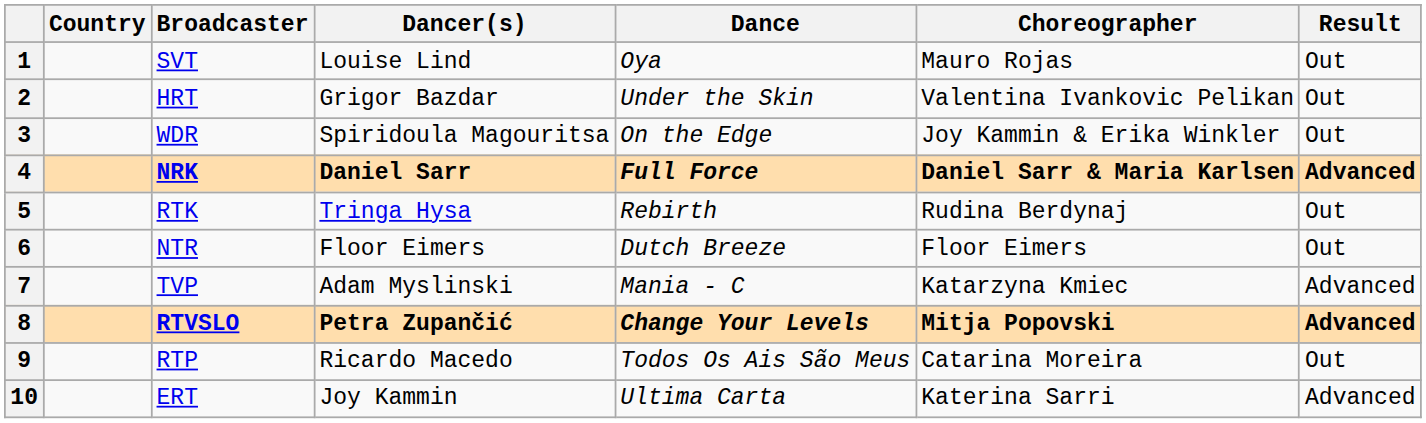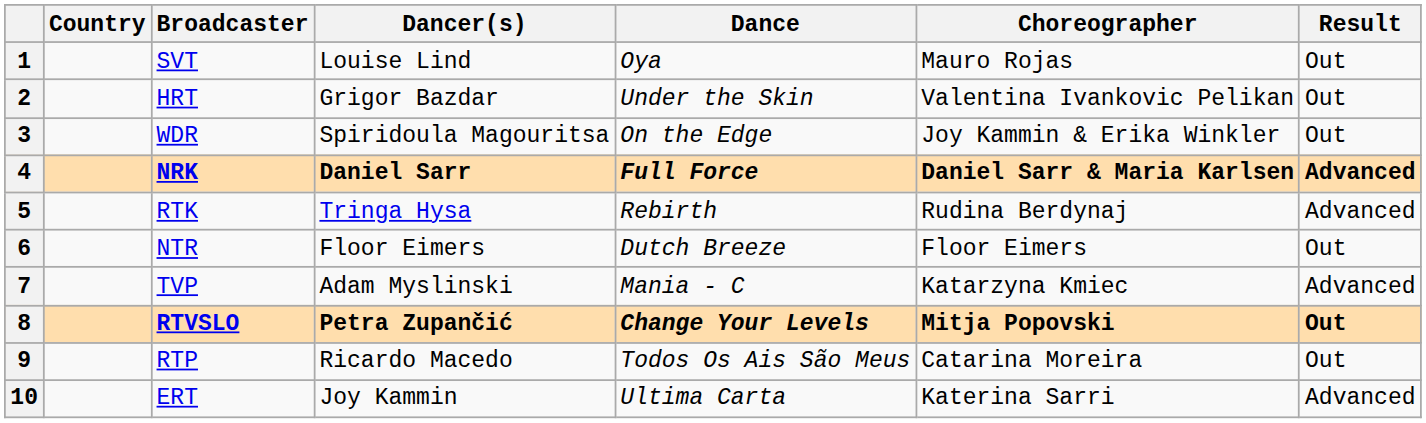(1326, 211) Out -> (1360, 211) Advanced
(1360, 324) Advanced -> (1326, 324) Out
